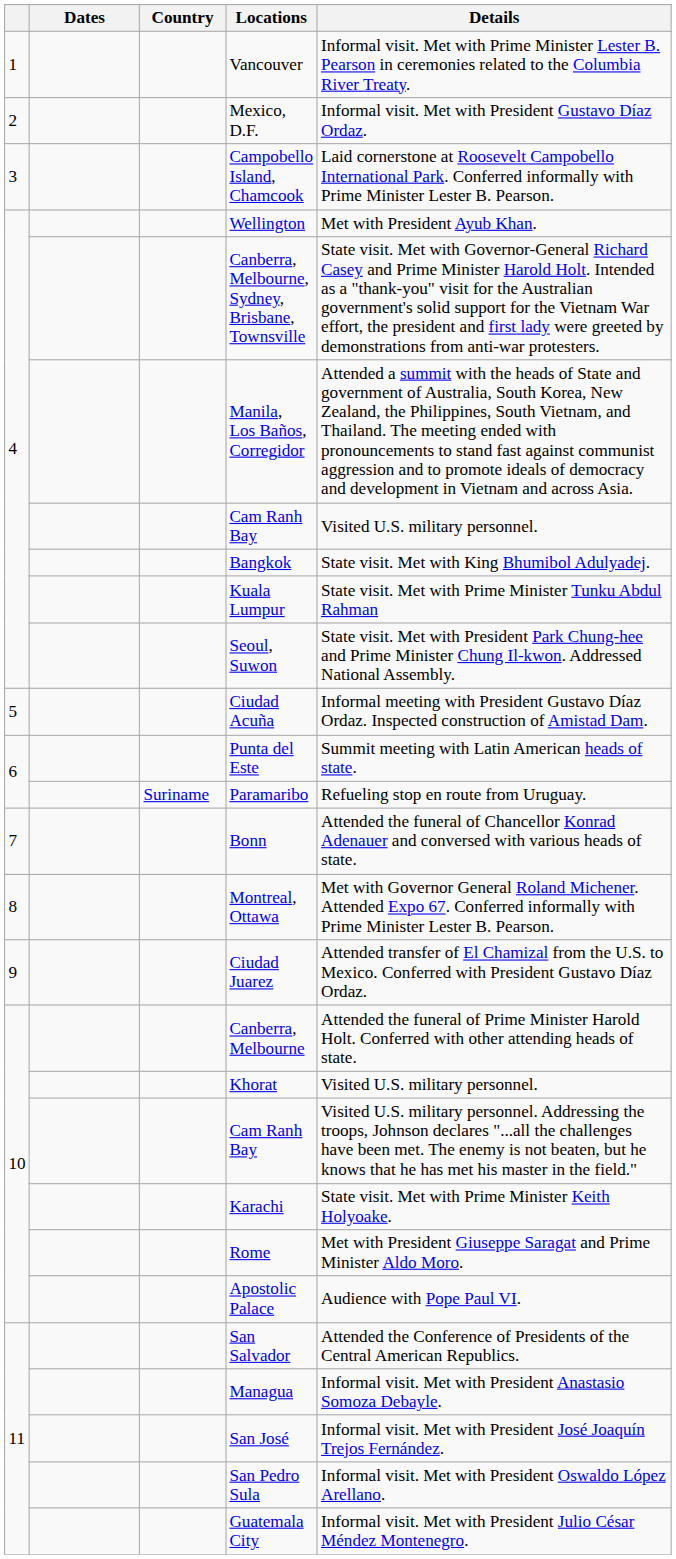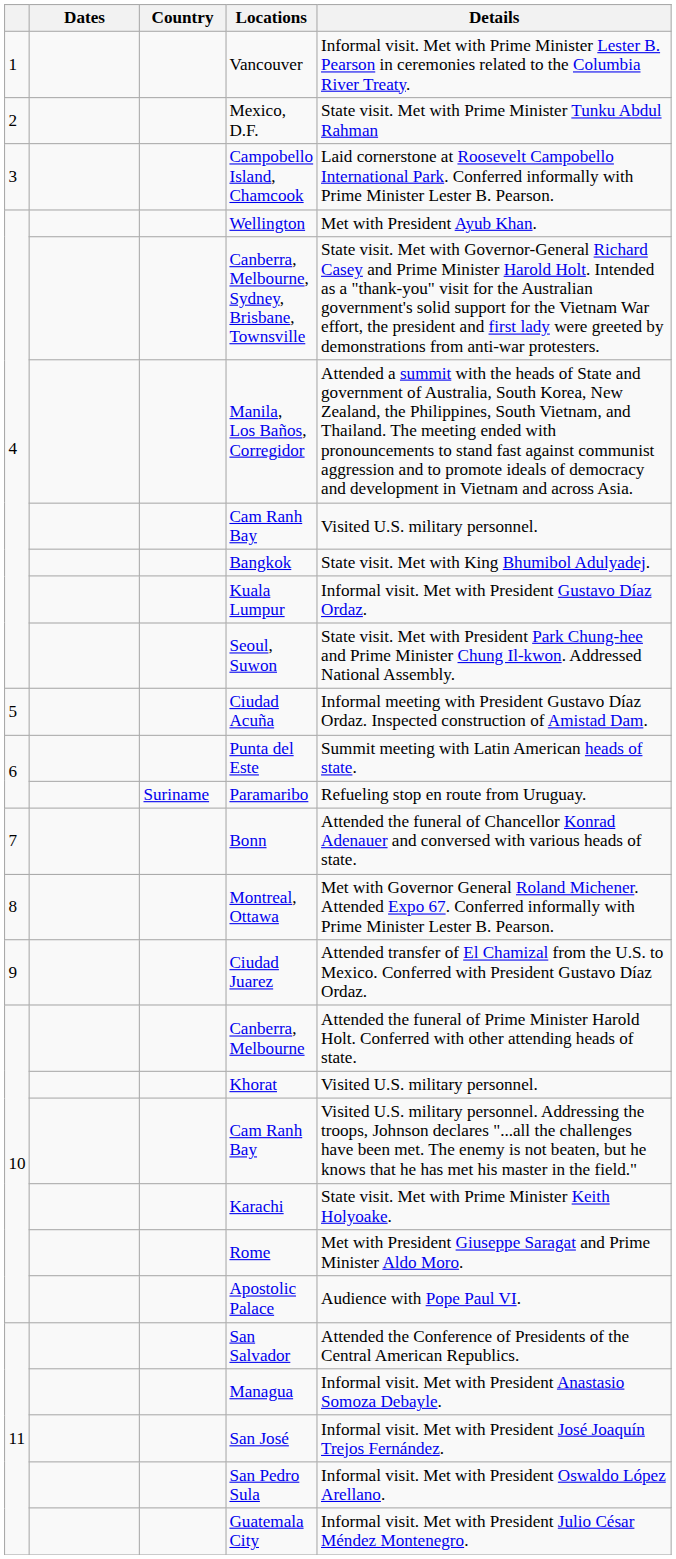(486, 120) Informal visit. Met with President Gustavo Díaz Ordaz. -> (491, 120) State visit. Met with Prime Minister Tunku Abdul Rahman
(491, 599) State visit. Met with Prime Minister Tunku Abdul Rahman -> (486, 599) Informal visit. Met with President Gustavo Díaz Ordaz.
